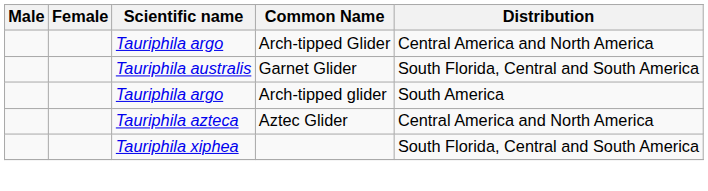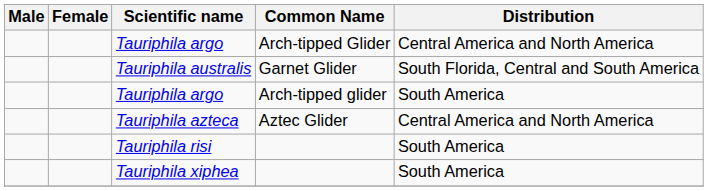+ row: (164, 146)
(548, 146) South Florida, Central and South America -> (451, 172) South America
